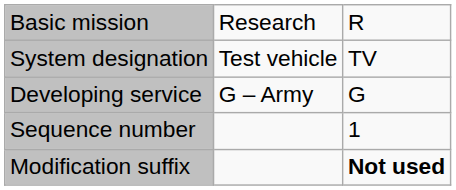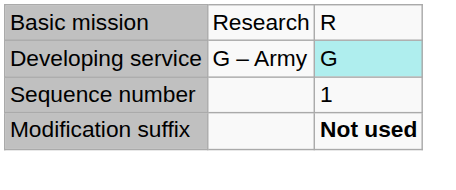- row: (109, 58)
(357, 94) no background -> (329, 58) paleturquoise background
